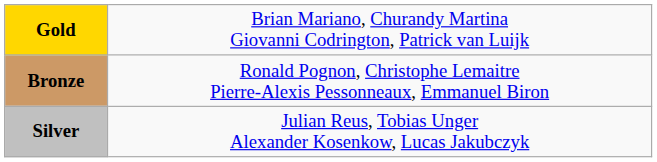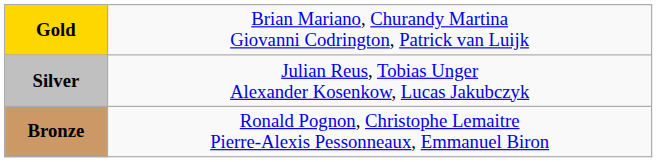rows swapped: (56, 131) <-> (56, 80)
